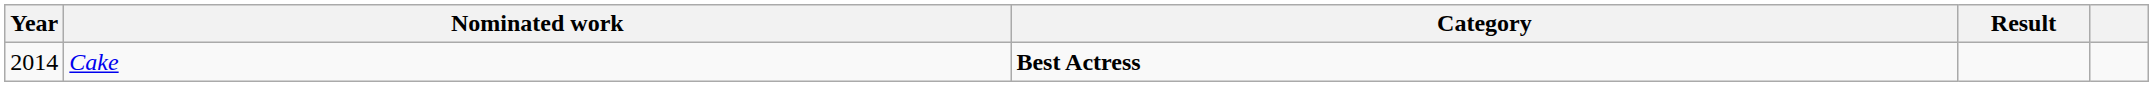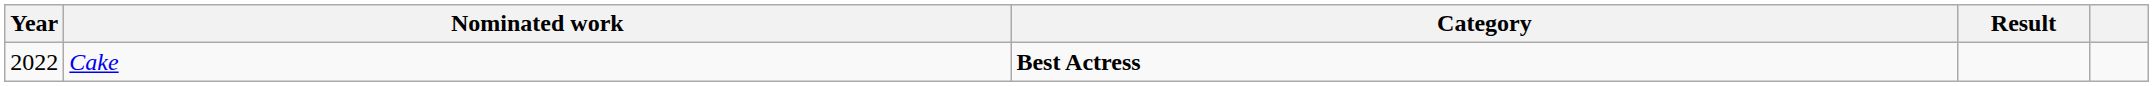(34, 61) 2014 -> (34, 61) 2022
